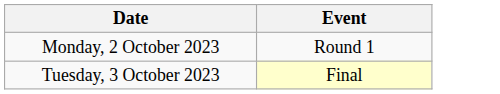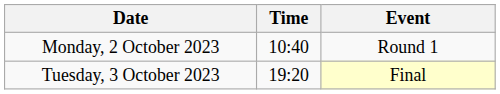+ column: (289, 18)
